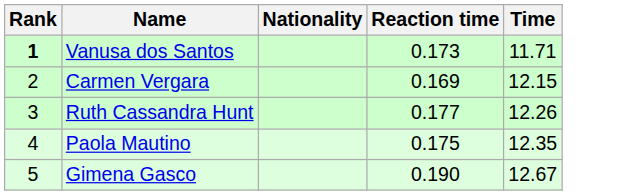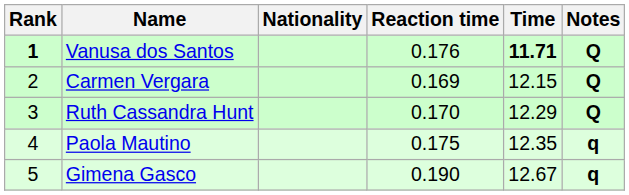+ column: (593, 19)
(435, 50) 0.173 -> (435, 50) 0.176
(533, 50) normal -> (533, 50) bold
(435, 112) 0.177 -> (435, 112) 0.170
(533, 112) 12.26 -> (533, 112) 12.29
